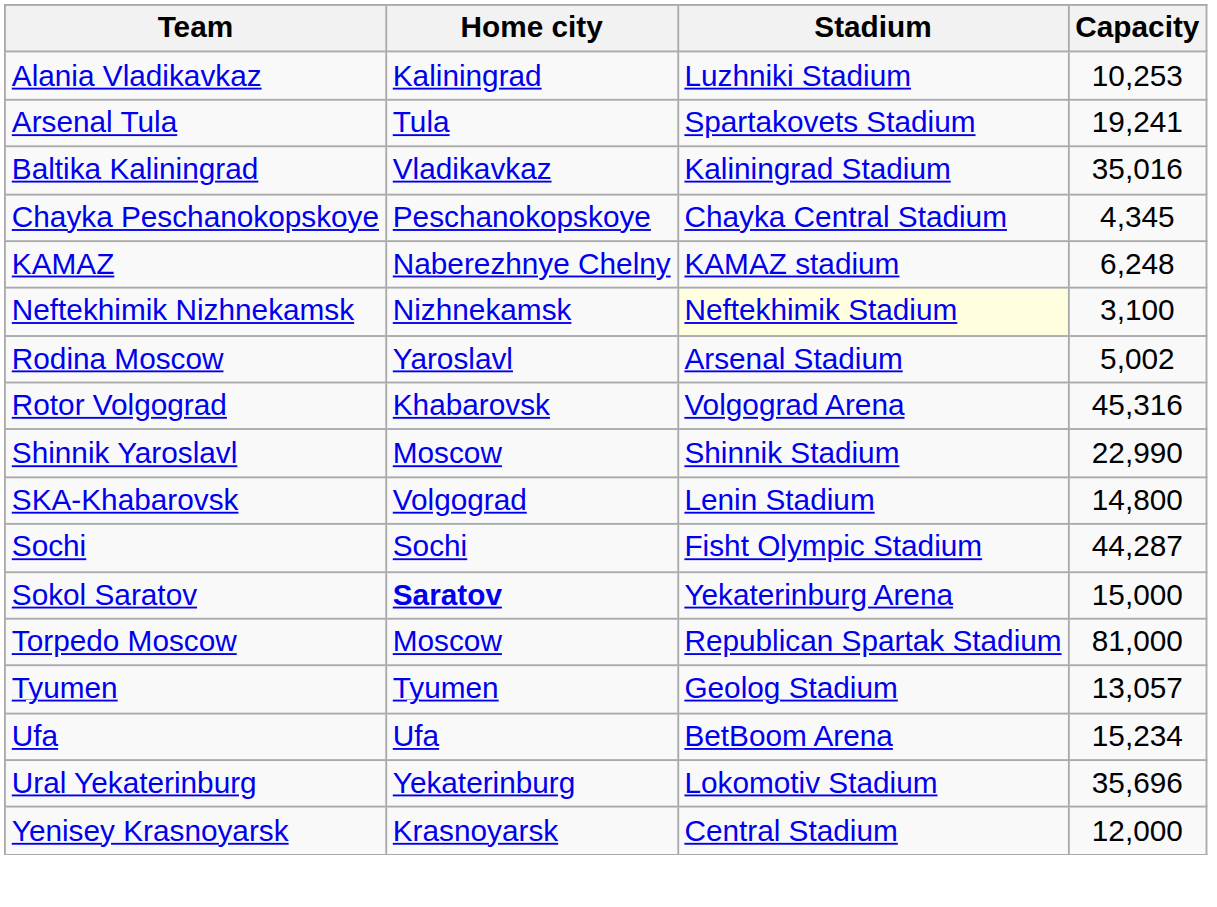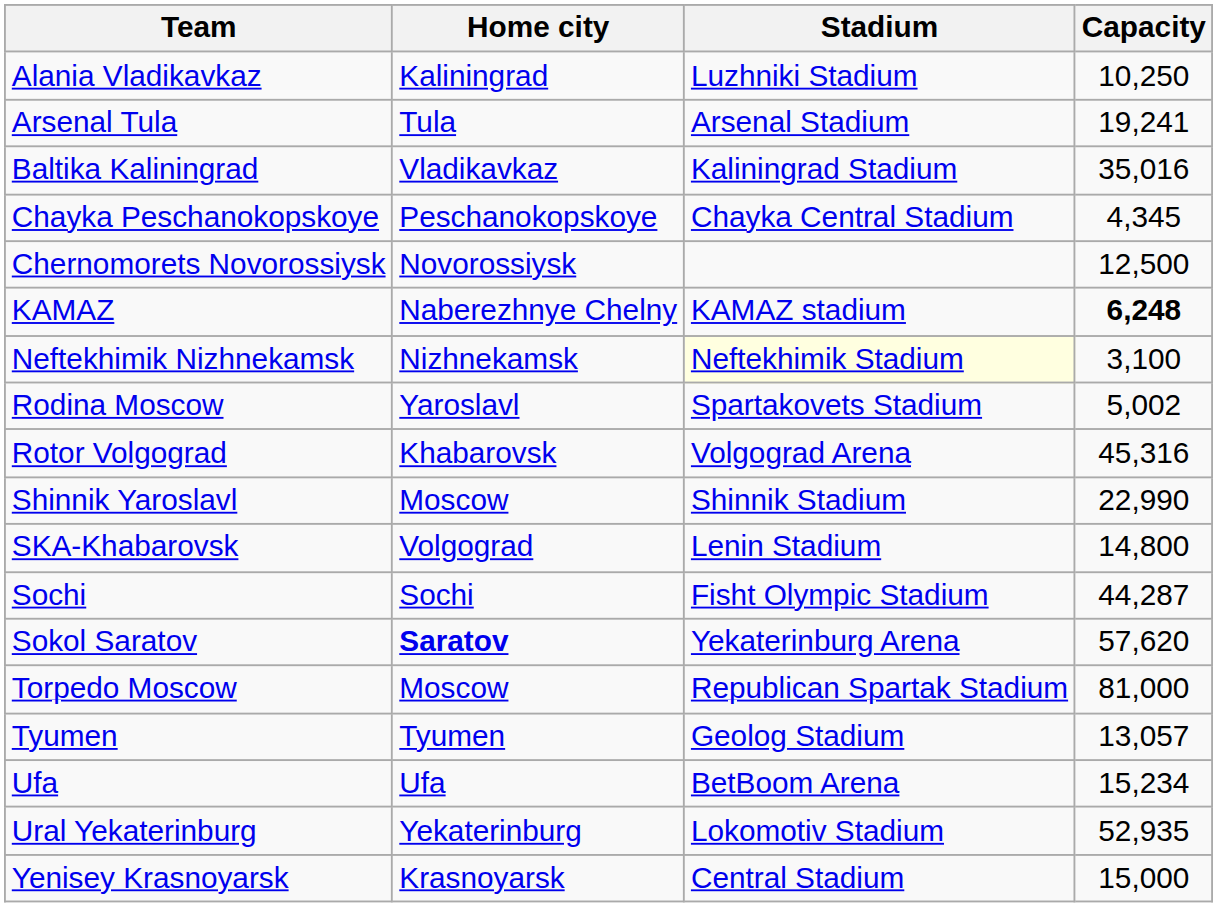(1137, 75) 10,253 -> (1144, 75) 10,250
(830, 122) Spartakovets Stadium -> (800, 122) Arsenal Stadium
+ row: (199, 264)
(1137, 264) normal -> (1144, 311) bold
(794, 358) Arsenal Stadium -> (836, 405) Spartakovets Stadium
(1137, 594) 15,000 -> (1144, 641) 57,620
(1137, 783) 35,696 -> (1144, 830) 52,935
(1137, 830) 12,000 -> (1144, 877) 15,000
